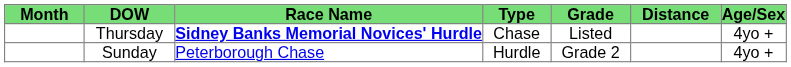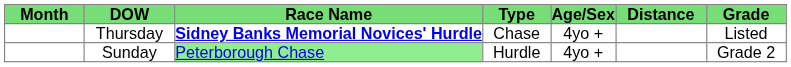columns swapped: (591, 14) <-> (753, 14)
(250, 52) no background -> (250, 52) lightgreen background
